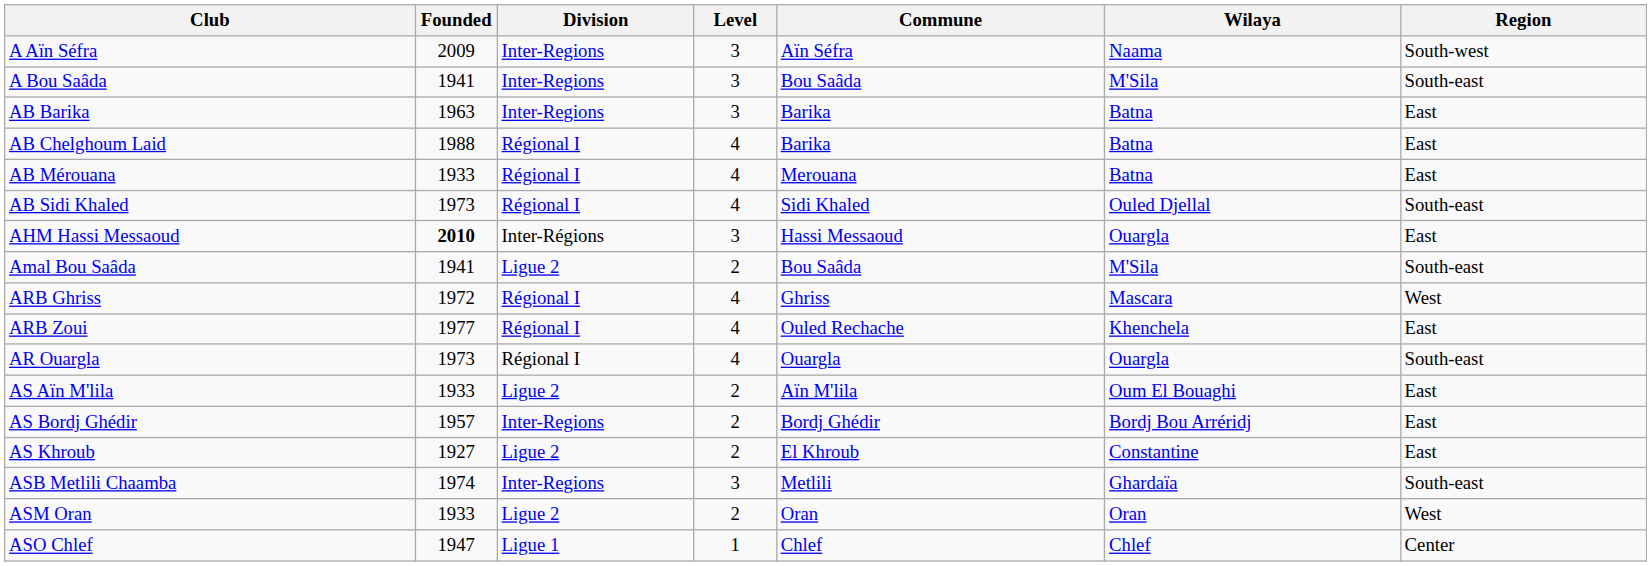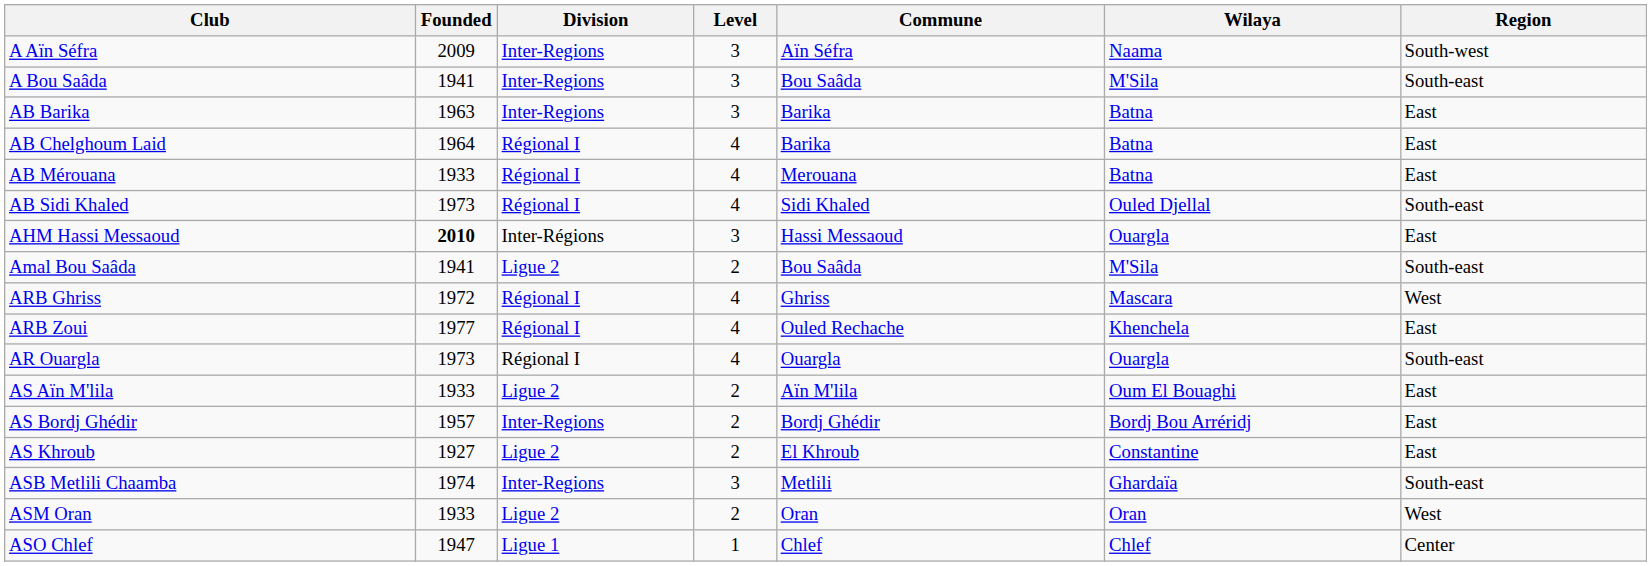(456, 143) 1988 -> (456, 143) 1964
